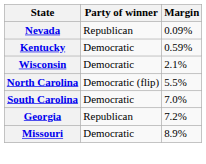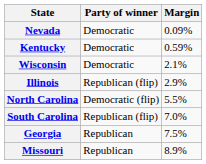(108, 30) Republican -> (109, 30) Democratic
+ row: (43, 82)
(109, 99) Democratic -> (121, 116) Republican (flip)
(175, 116) 7.2% -> (175, 133) 7.5%
(109, 133) Democratic -> (108, 151) Republican
